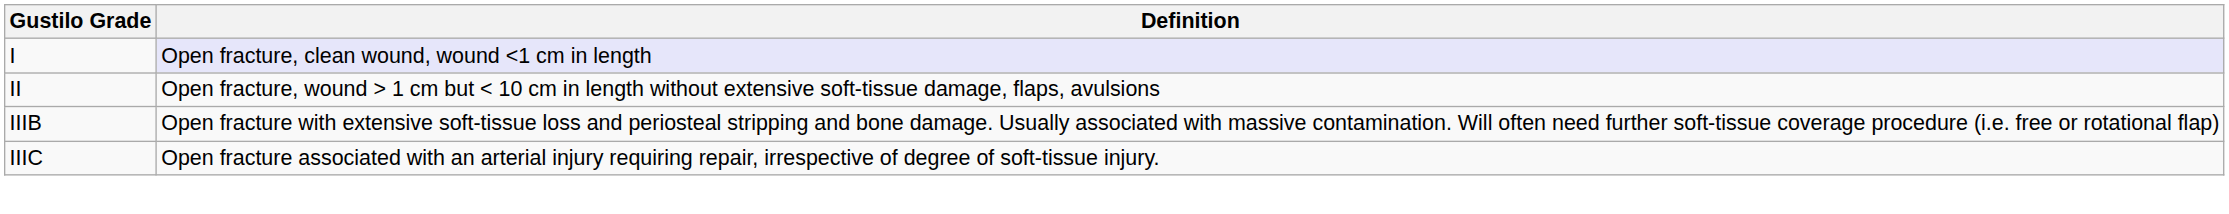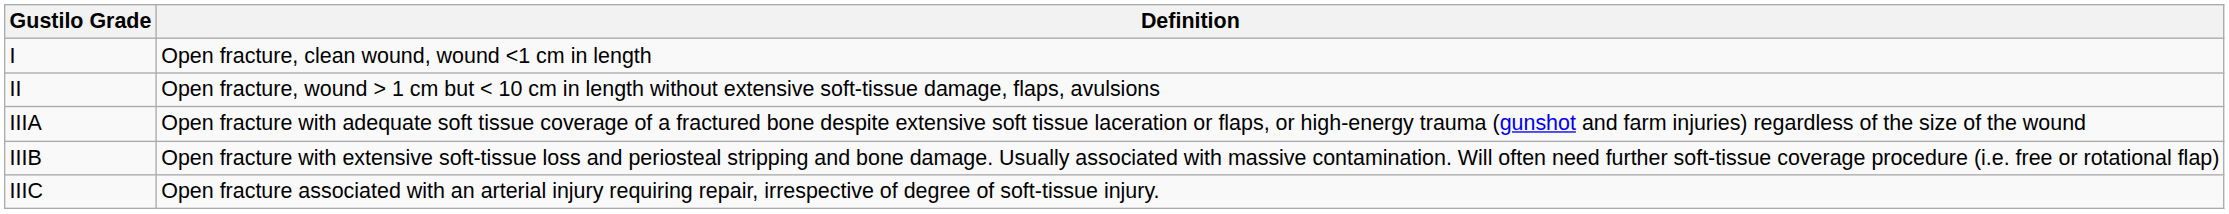(406, 55) lavender background -> (406, 55) no background
+ row: (26, 123)
